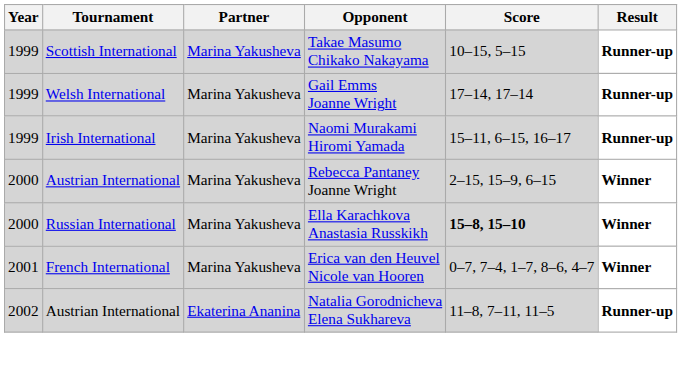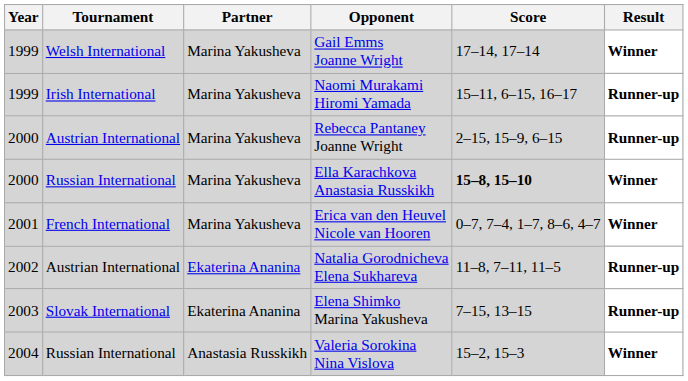- row: (368, 51)
(637, 94) Runner-up -> (633, 51) Winner
(626, 181) Winner -> (644, 138) Runner-up
+ row: (371, 310)
+ row: (365, 354)
